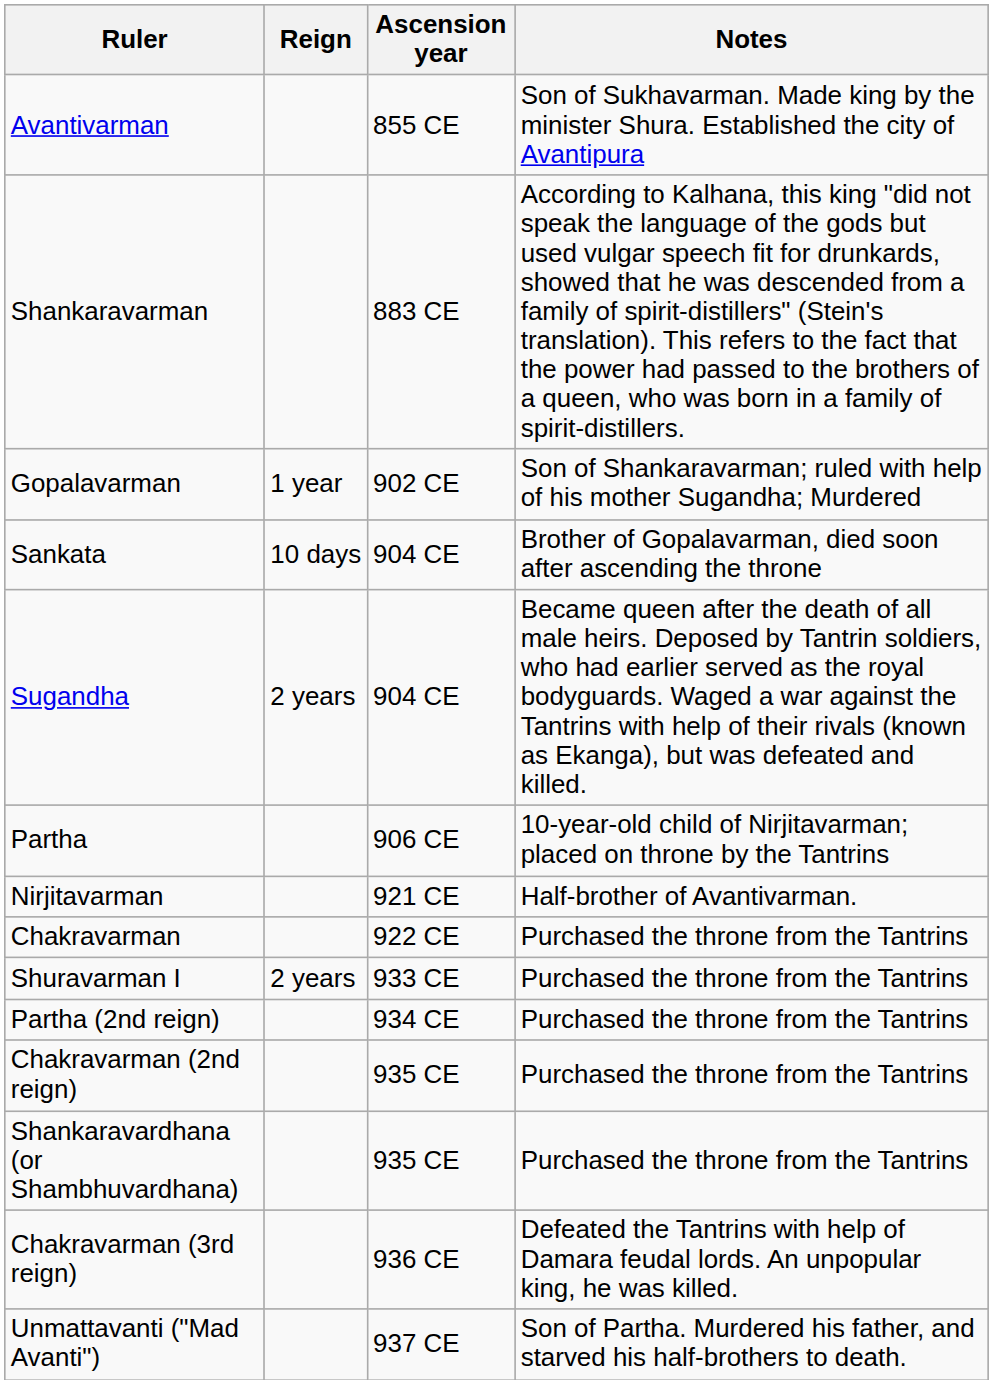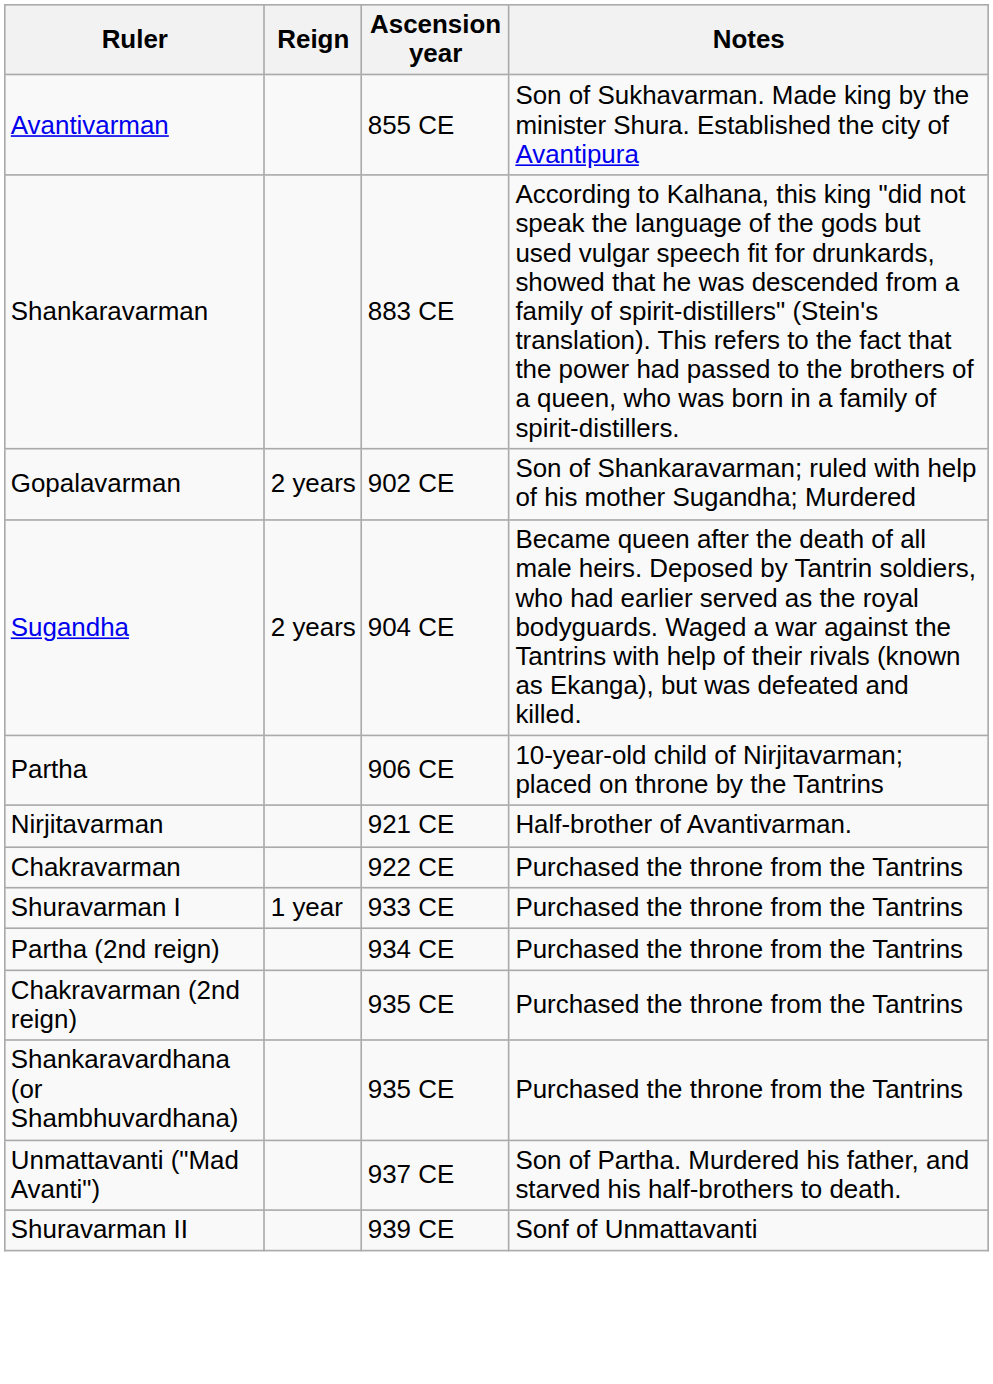(306, 483) 1 year -> (313, 483) 2 years
- row: (58, 553)
(313, 978) 2 years -> (307, 907) 1 year
- row: (122, 1259)
+ row: (99, 1230)
